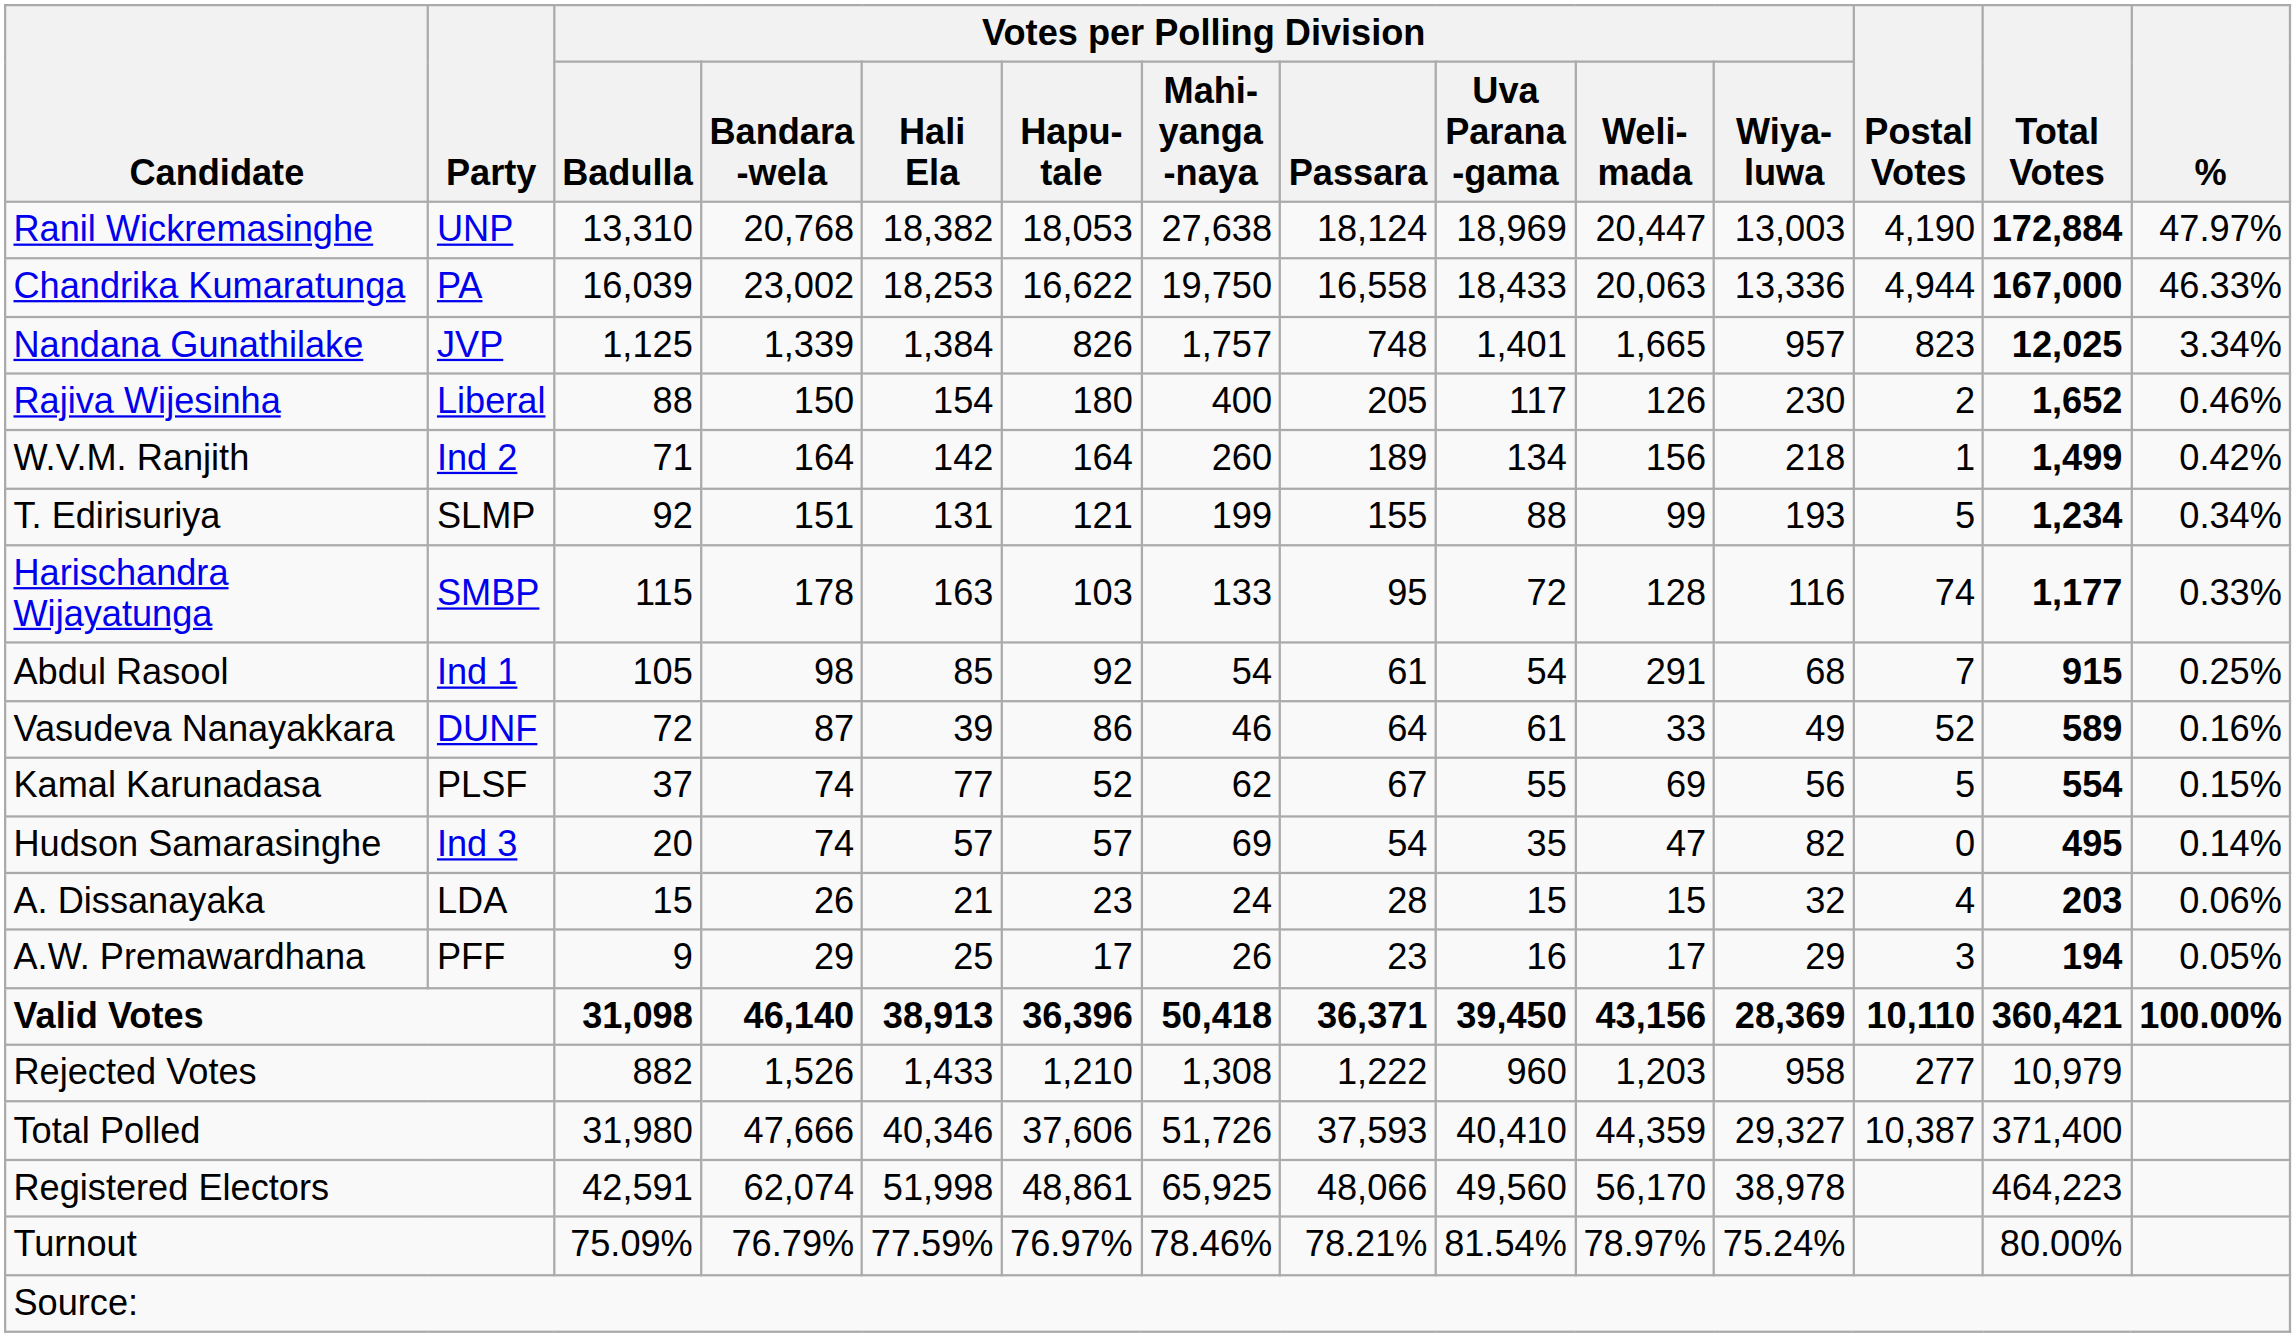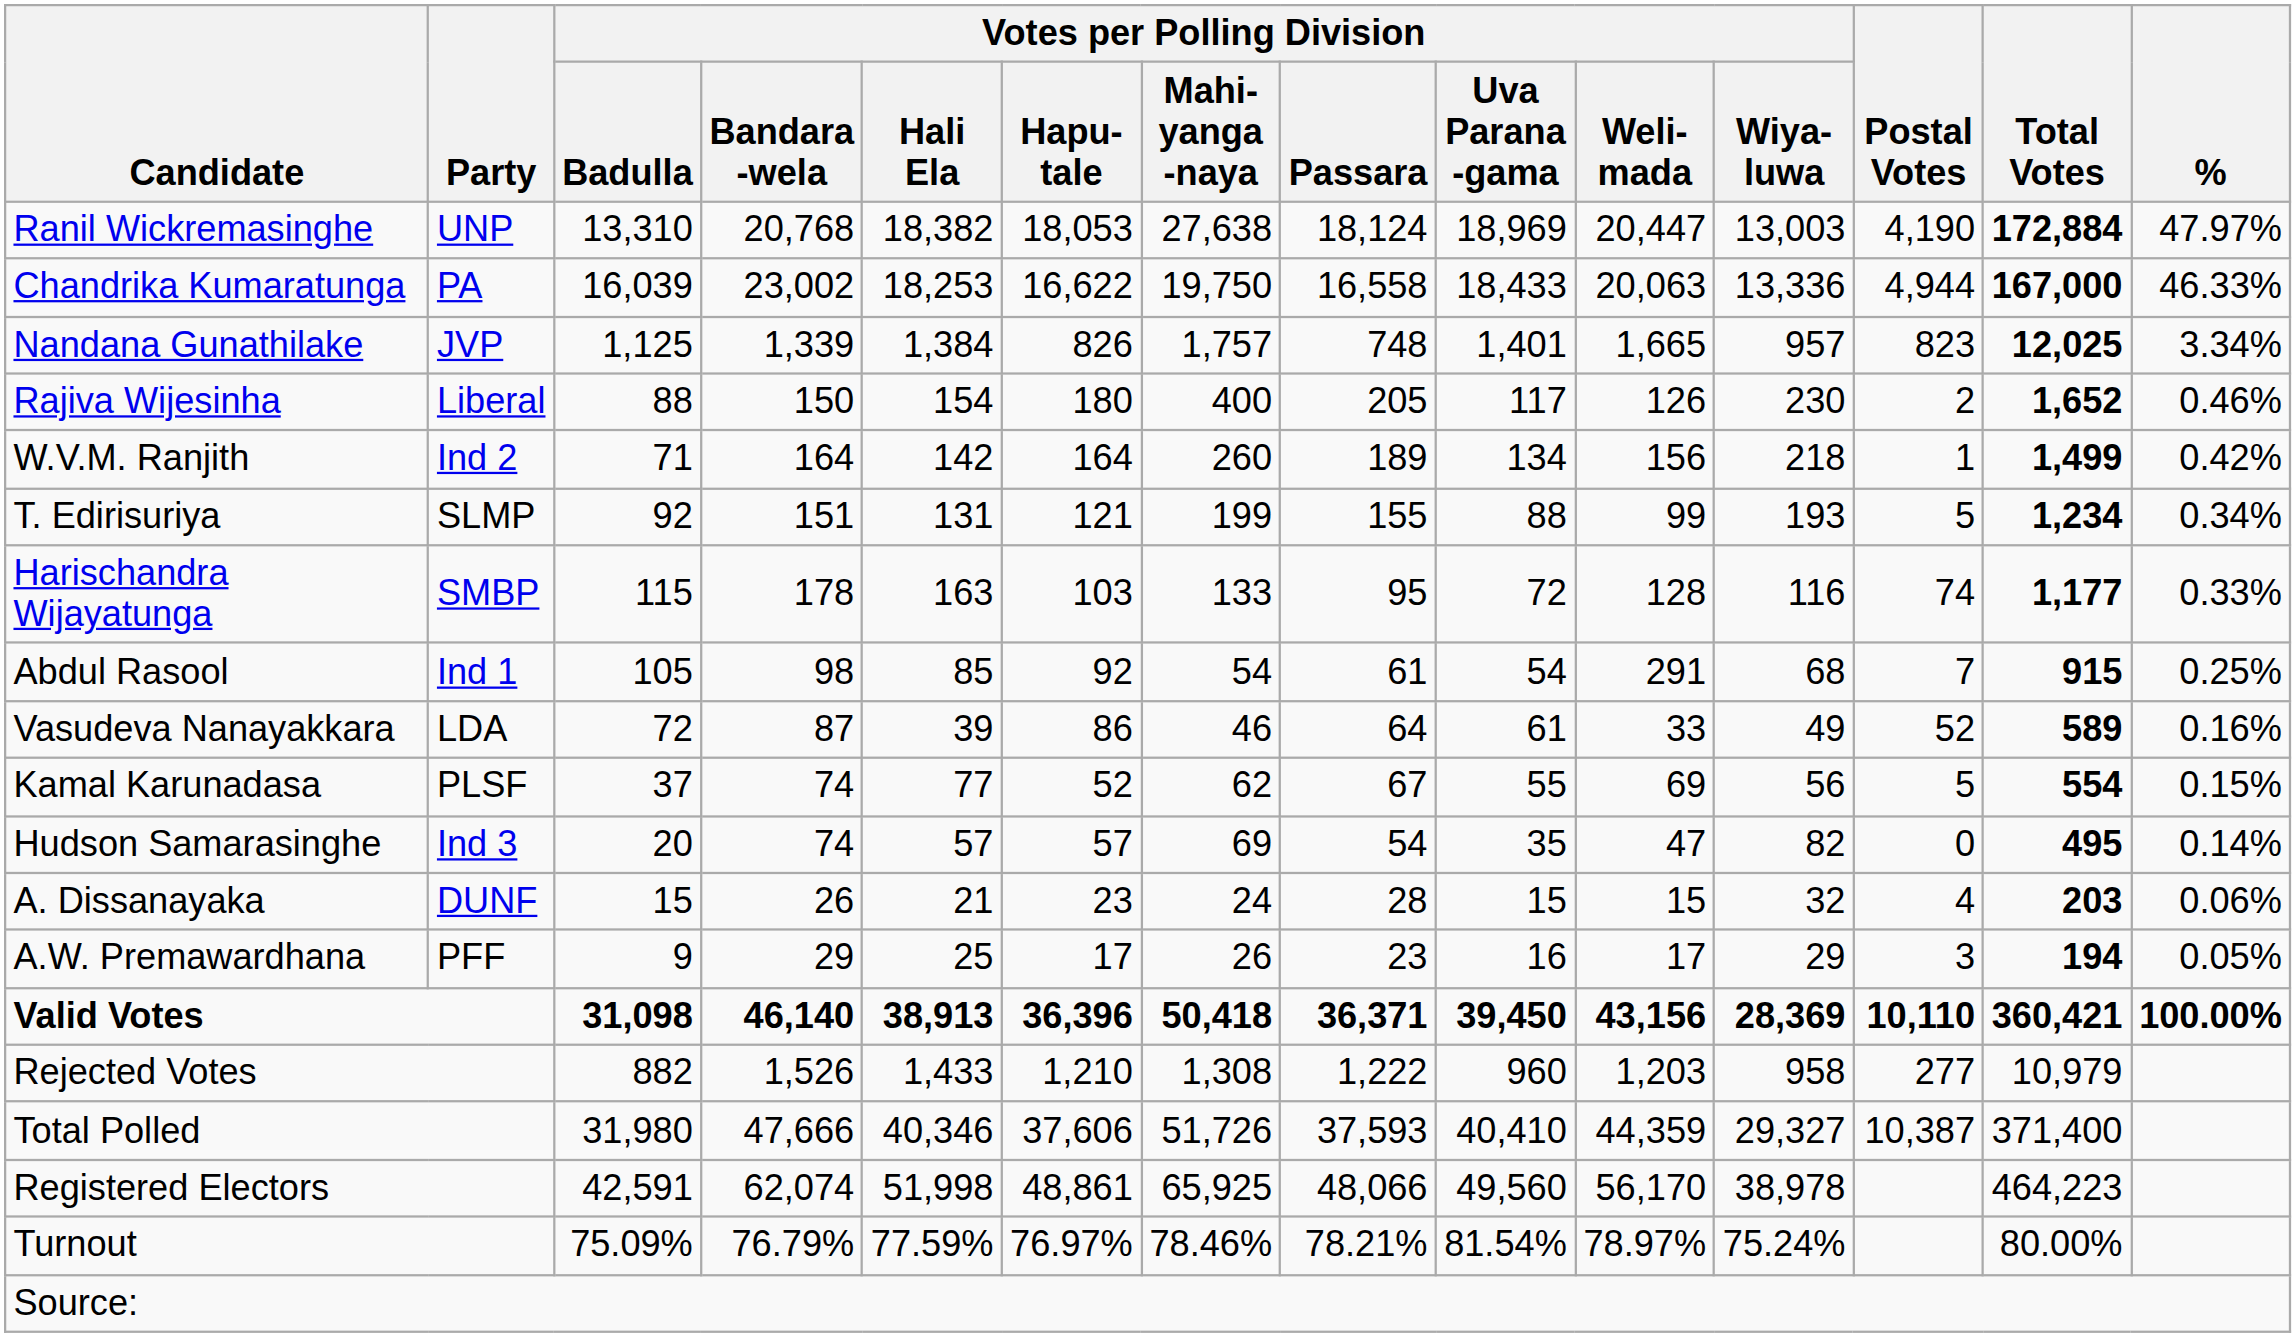(487, 728) DUNF -> (472, 728) LDA
(472, 900) LDA -> (487, 900) DUNF
